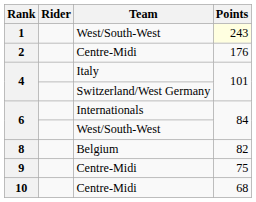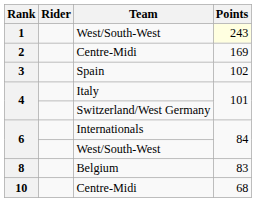(239, 52) 176 -> (239, 52) 169
+ row: (21, 71)
(242, 149) 82 -> (242, 168) 83
- row: (21, 168)
